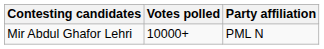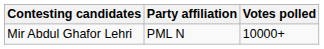columns swapped: (271, 14) <-> (183, 14)
